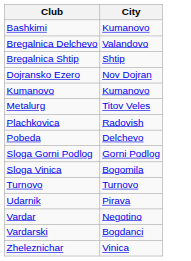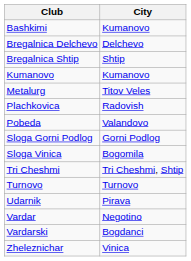(125, 43) Valandovo -> (123, 43) Delchevo
- row: (43, 75)
(123, 138) Delchevo -> (125, 122) Valandovo
+ row: (33, 169)
